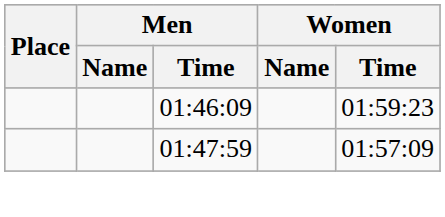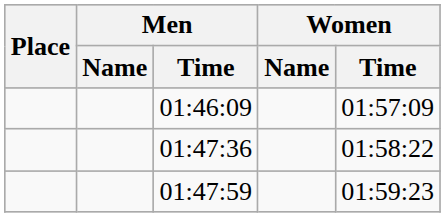(388, 107) 01:59:23 -> (388, 107) 01:57:09
+ row: (206, 149)
(388, 149) 01:57:09 -> (388, 190) 01:59:23
